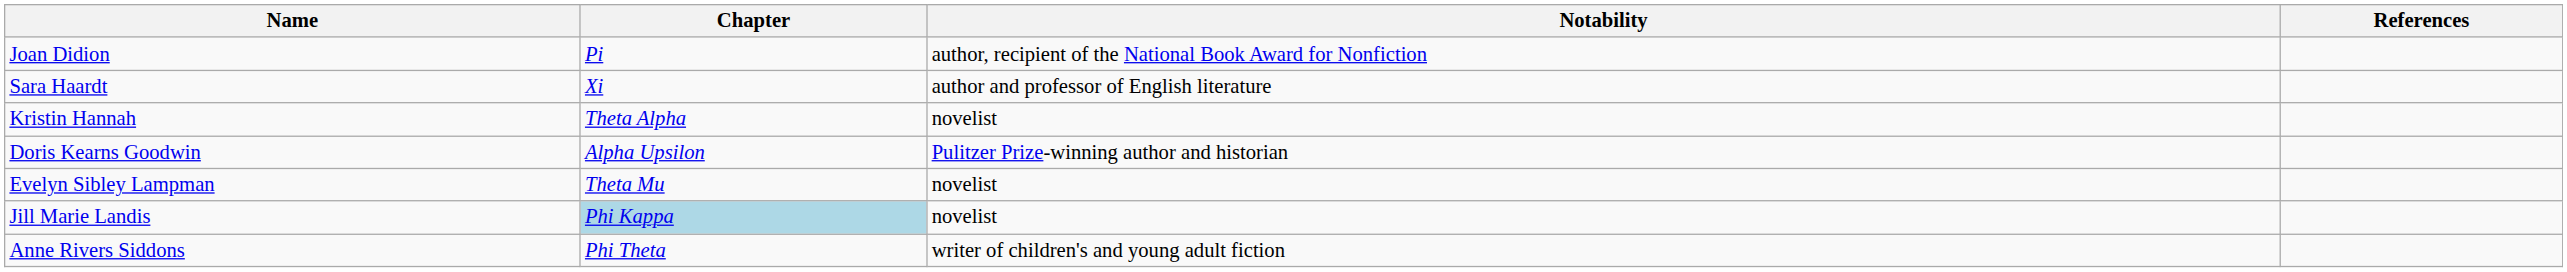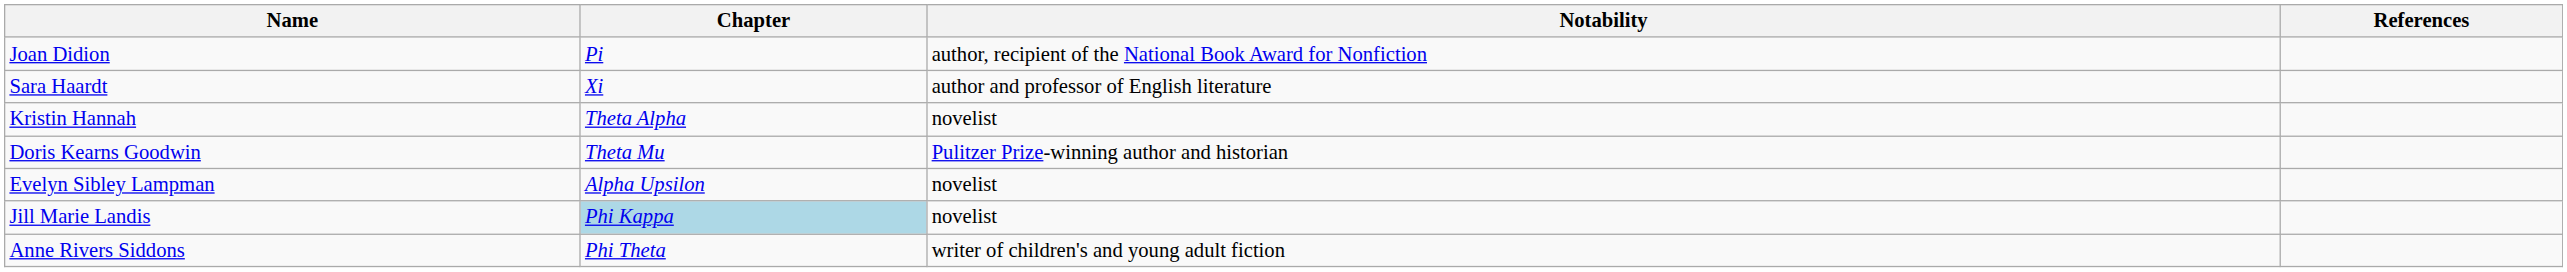(645, 151) Alpha Upsilon -> (625, 151) Theta Mu
(625, 184) Theta Mu -> (645, 184) Alpha Upsilon
